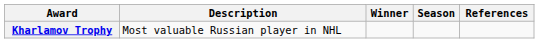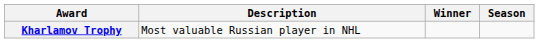- column: (497, 13)
